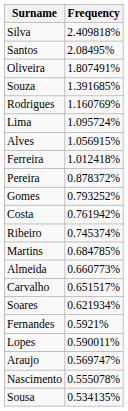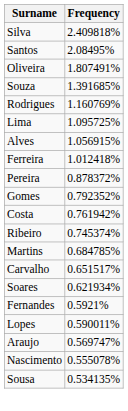(94, 123) 1.095724% -> (94, 123) 1.095725%
(94, 196) 0.793252% -> (94, 196) 0.792352%
- row: (27, 269)
